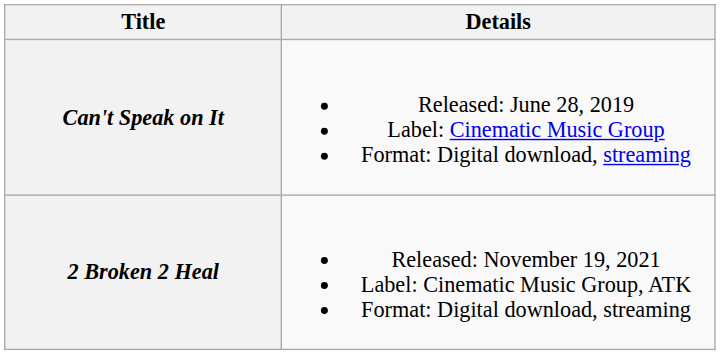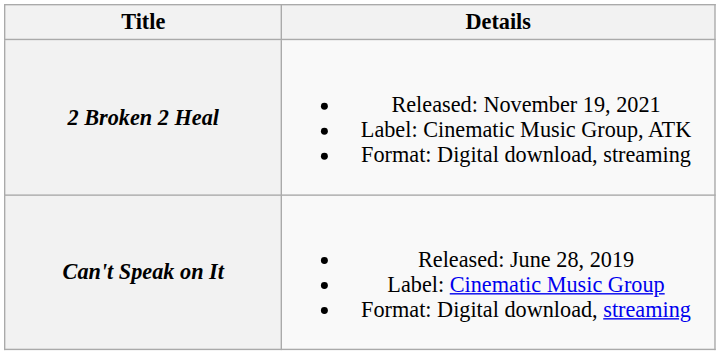rows swapped: (143, 117) <-> (143, 271)
